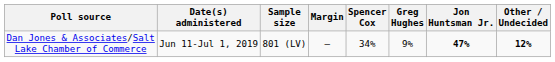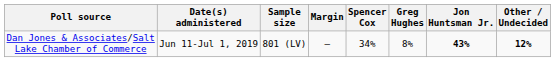(407, 43) 9% -> (407, 43) 8%
(461, 43) 47% -> (461, 43) 43%
